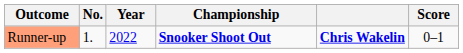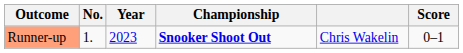(123, 37) 2022 -> (123, 37) 2023
(362, 37) bold -> (359, 37) normal
